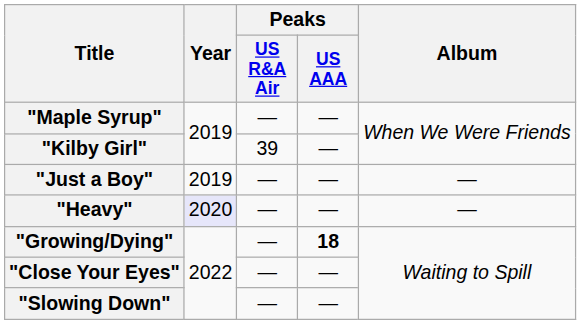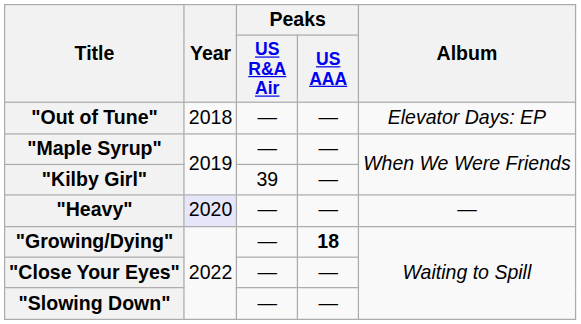+ row: (94, 117)
- row: (94, 179)
